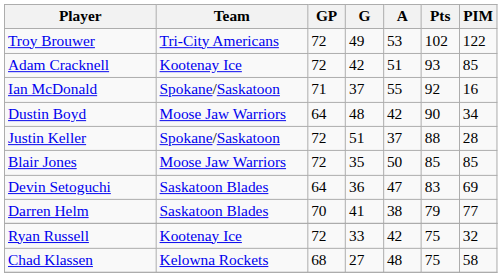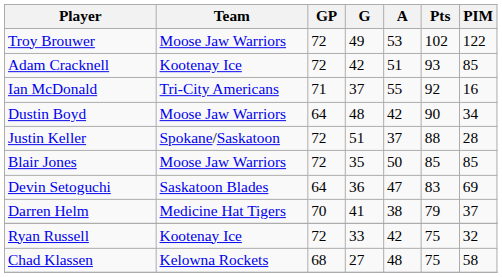(219, 41) Tri-City Americans -> (223, 41) Moose Jaw Warriors
(220, 89) Spokane/Saskatoon -> (219, 89) Tri-City Americans
(214, 211) Saskatoon Blades -> (223, 211) Medicine Hat Tigers
(470, 211) 77 -> (470, 211) 37
